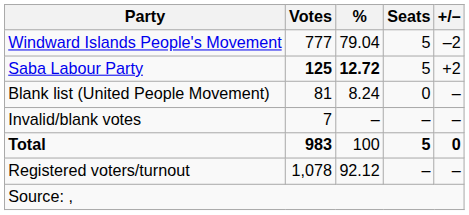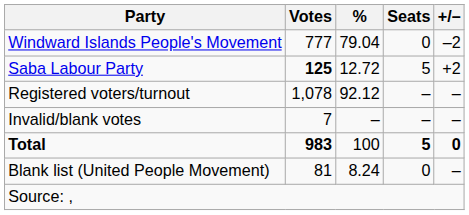(426, 42) 5 -> (426, 42) 0
(360, 68) bold -> (360, 68) normal
rows swapped: (139, 94) <-> (99, 171)
